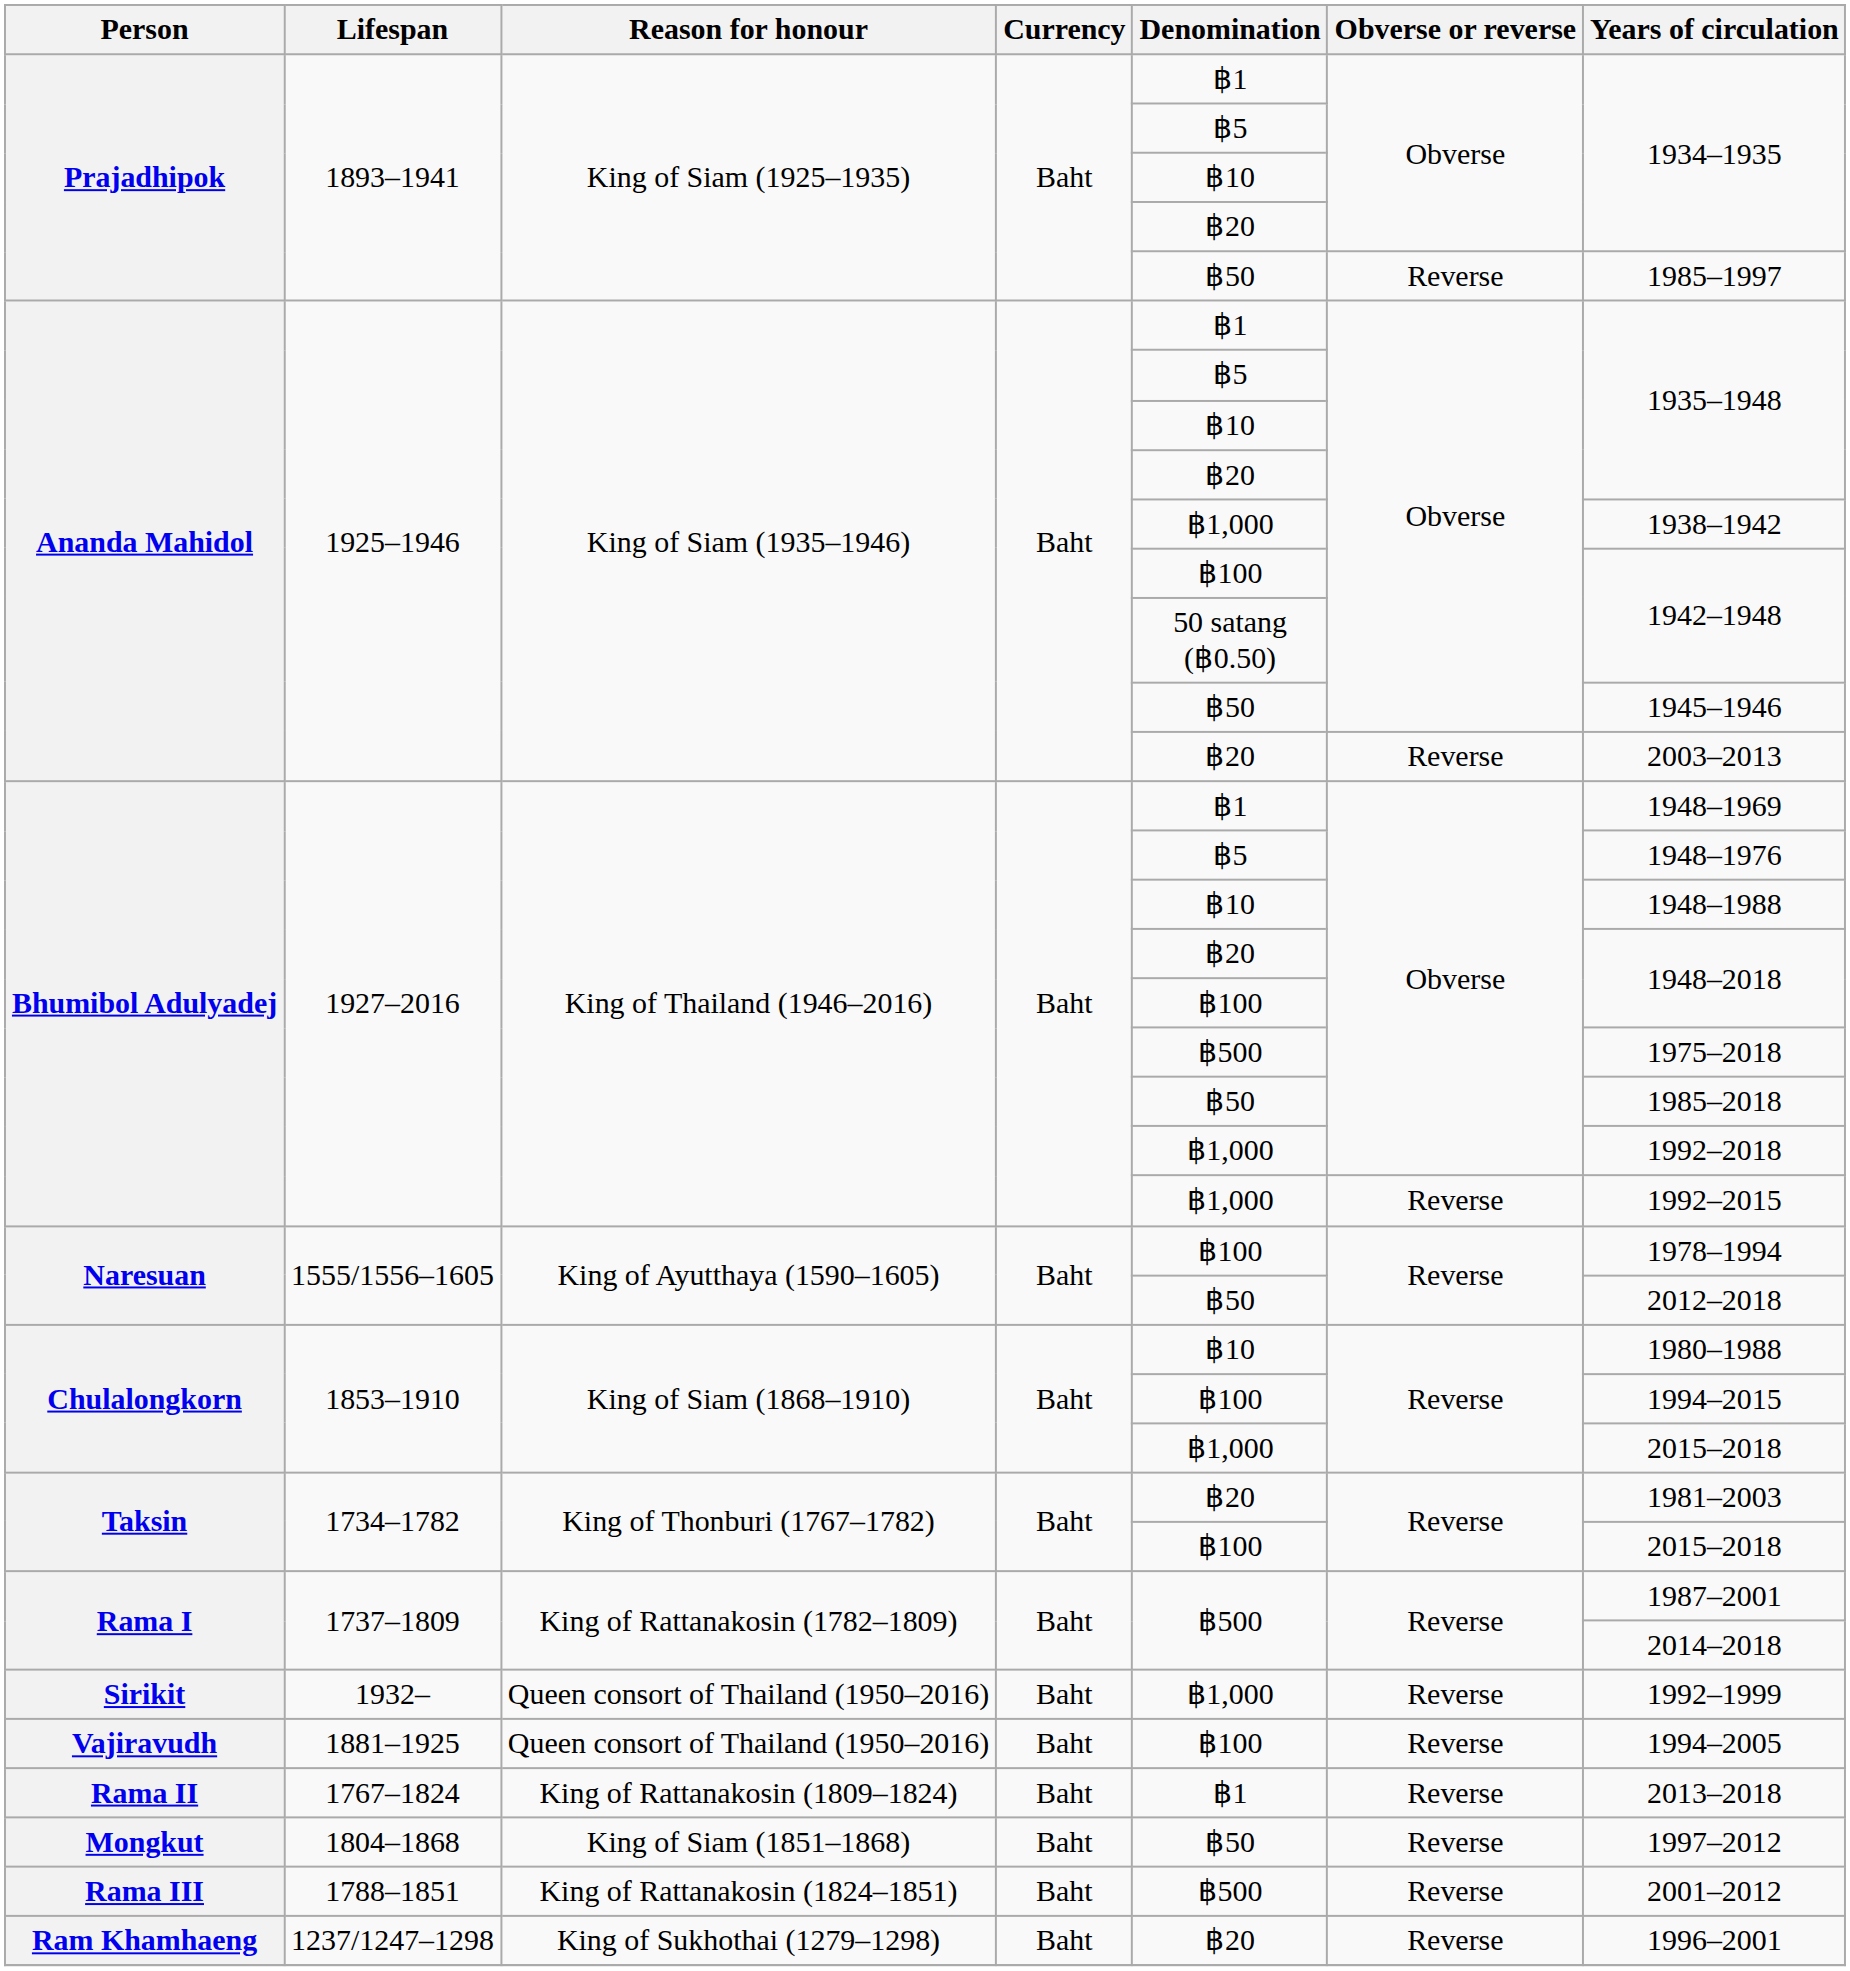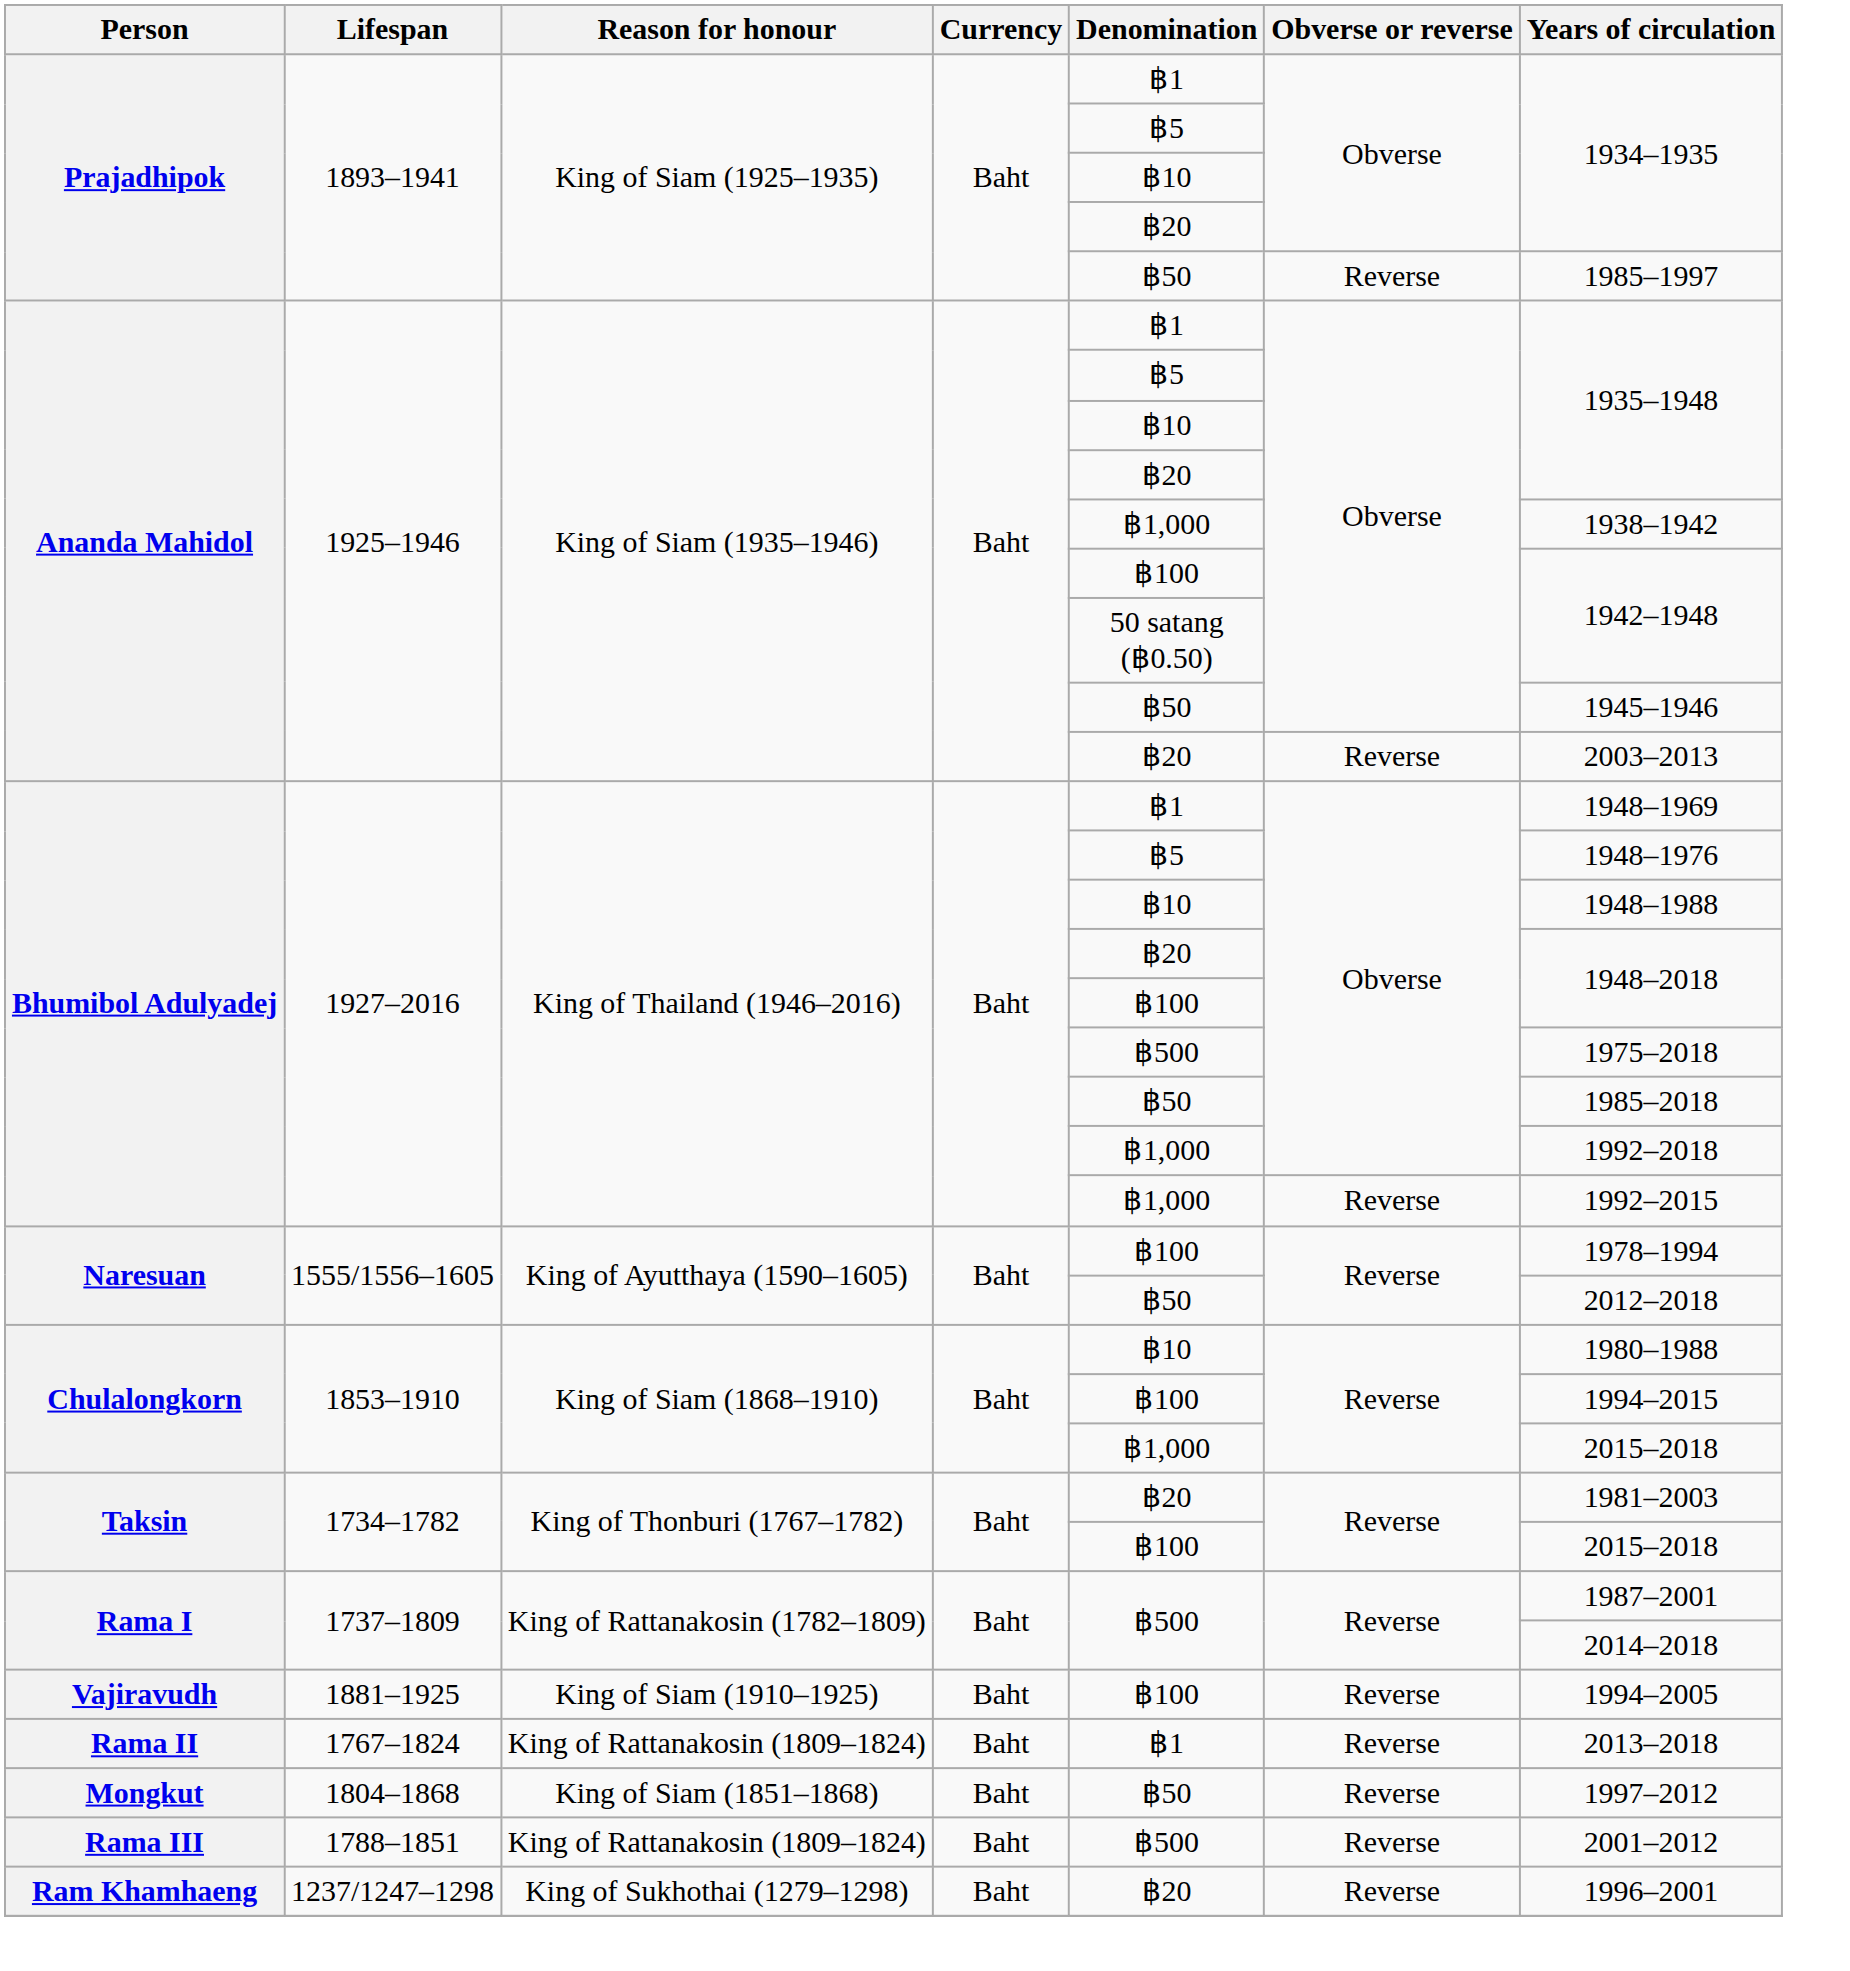- row: (145, 1694)
(749, 1743) Queen consort of Thailand (1950–2016) -> (717, 1694) King of Siam (1910–1925)
(749, 1891) King of Rattanakosin (1824–1851) -> (717, 1842) King of Rattanakosin (1809–1824)
